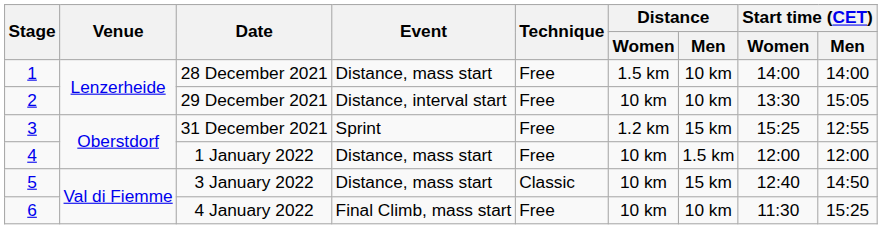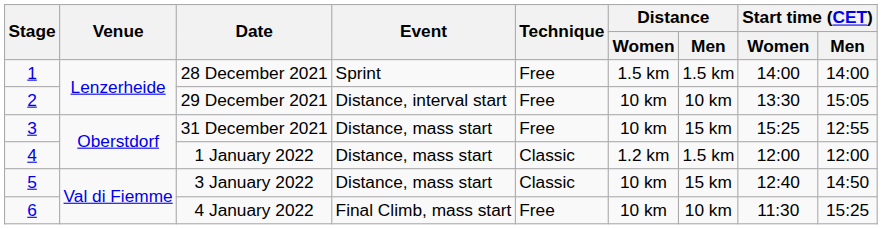(414, 73) Distance, mass start -> (358, 73) Sprint
(708, 73) 10 km -> (708, 73) 1.5 km
(358, 127) Sprint -> (414, 127) Distance, mass start
(643, 127) 1.2 km -> (643, 127) 10 km
(537, 155) Free -> (547, 155) Classic
(643, 155) 10 km -> (643, 155) 1.2 km
